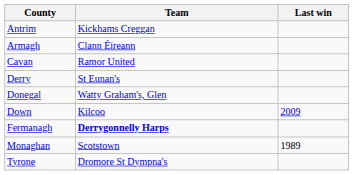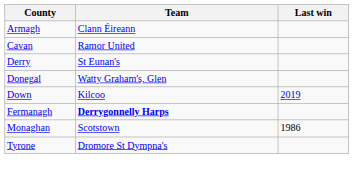- row: (22, 29)
(290, 112) 2009 -> (290, 95) 2019
(290, 145) 1989 -> (290, 128) 1986
